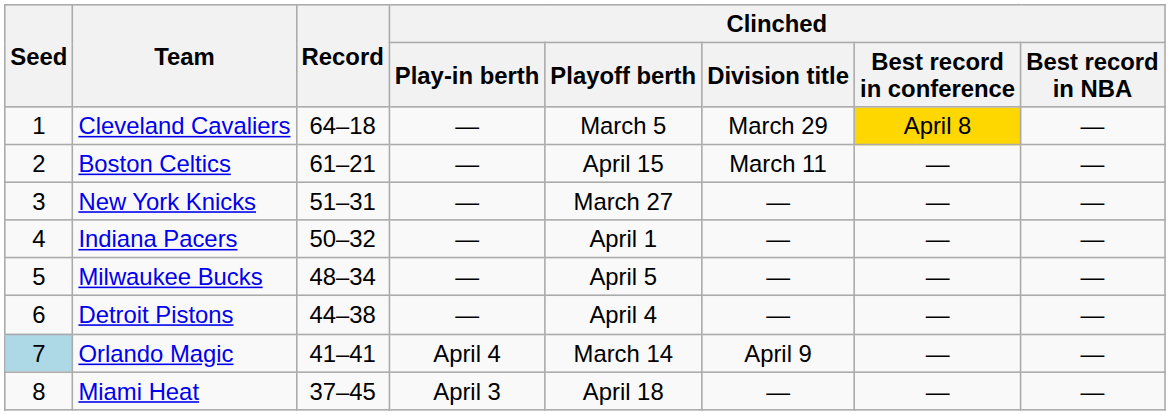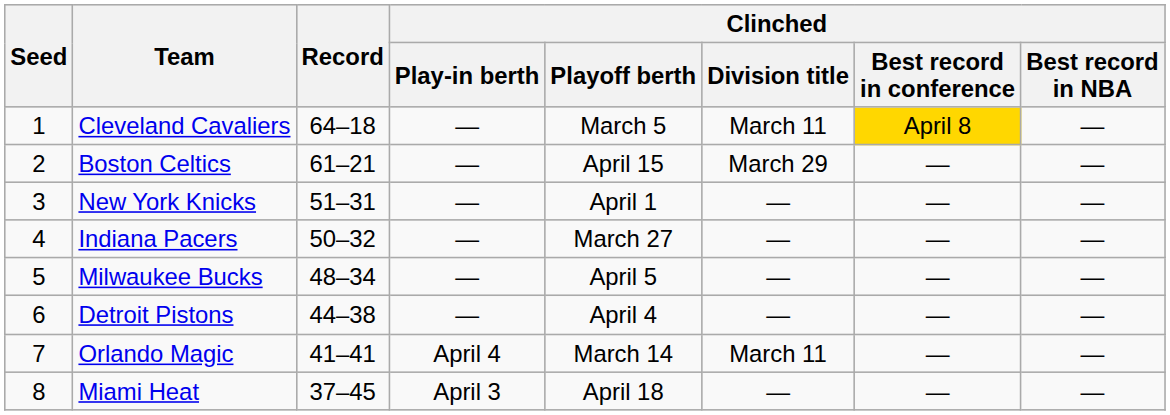(778, 126) March 29 -> (778, 126) March 11
(778, 164) March 11 -> (778, 164) March 29
(623, 202) March 27 -> (623, 202) April 1
(623, 239) April 1 -> (623, 239) March 27
(39, 353) lightblue background -> (39, 353) no background
(778, 353) April 9 -> (778, 353) March 11
